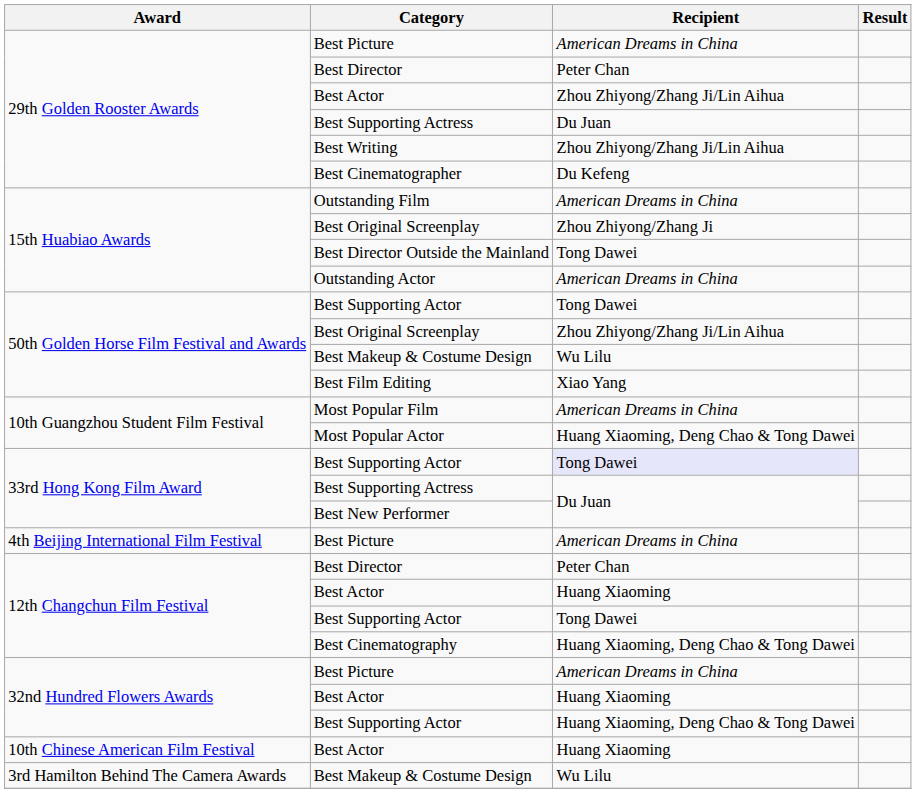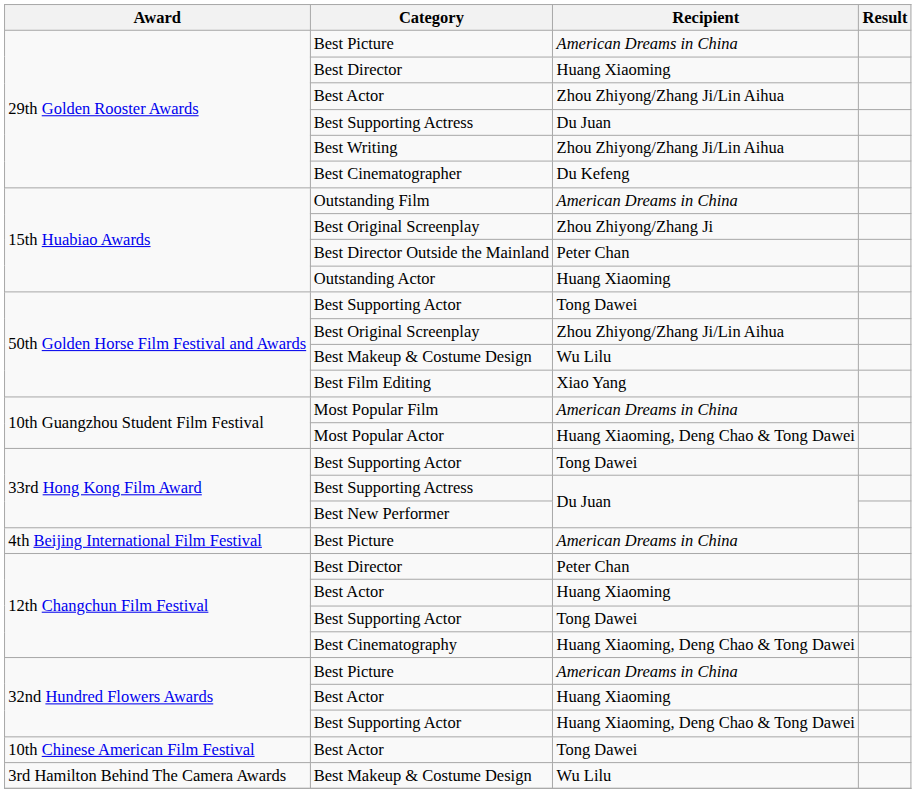(593, 69) Peter Chan -> (614, 69) Huang Xiaoming
(597, 252) Tong Dawei -> (593, 252) Peter Chan
(647, 278) American Dreams in China -> (614, 278) Huang Xiaoming
(597, 461) lavender background -> (597, 461) no background
(614, 749) Huang Xiaoming -> (597, 749) Tong Dawei
